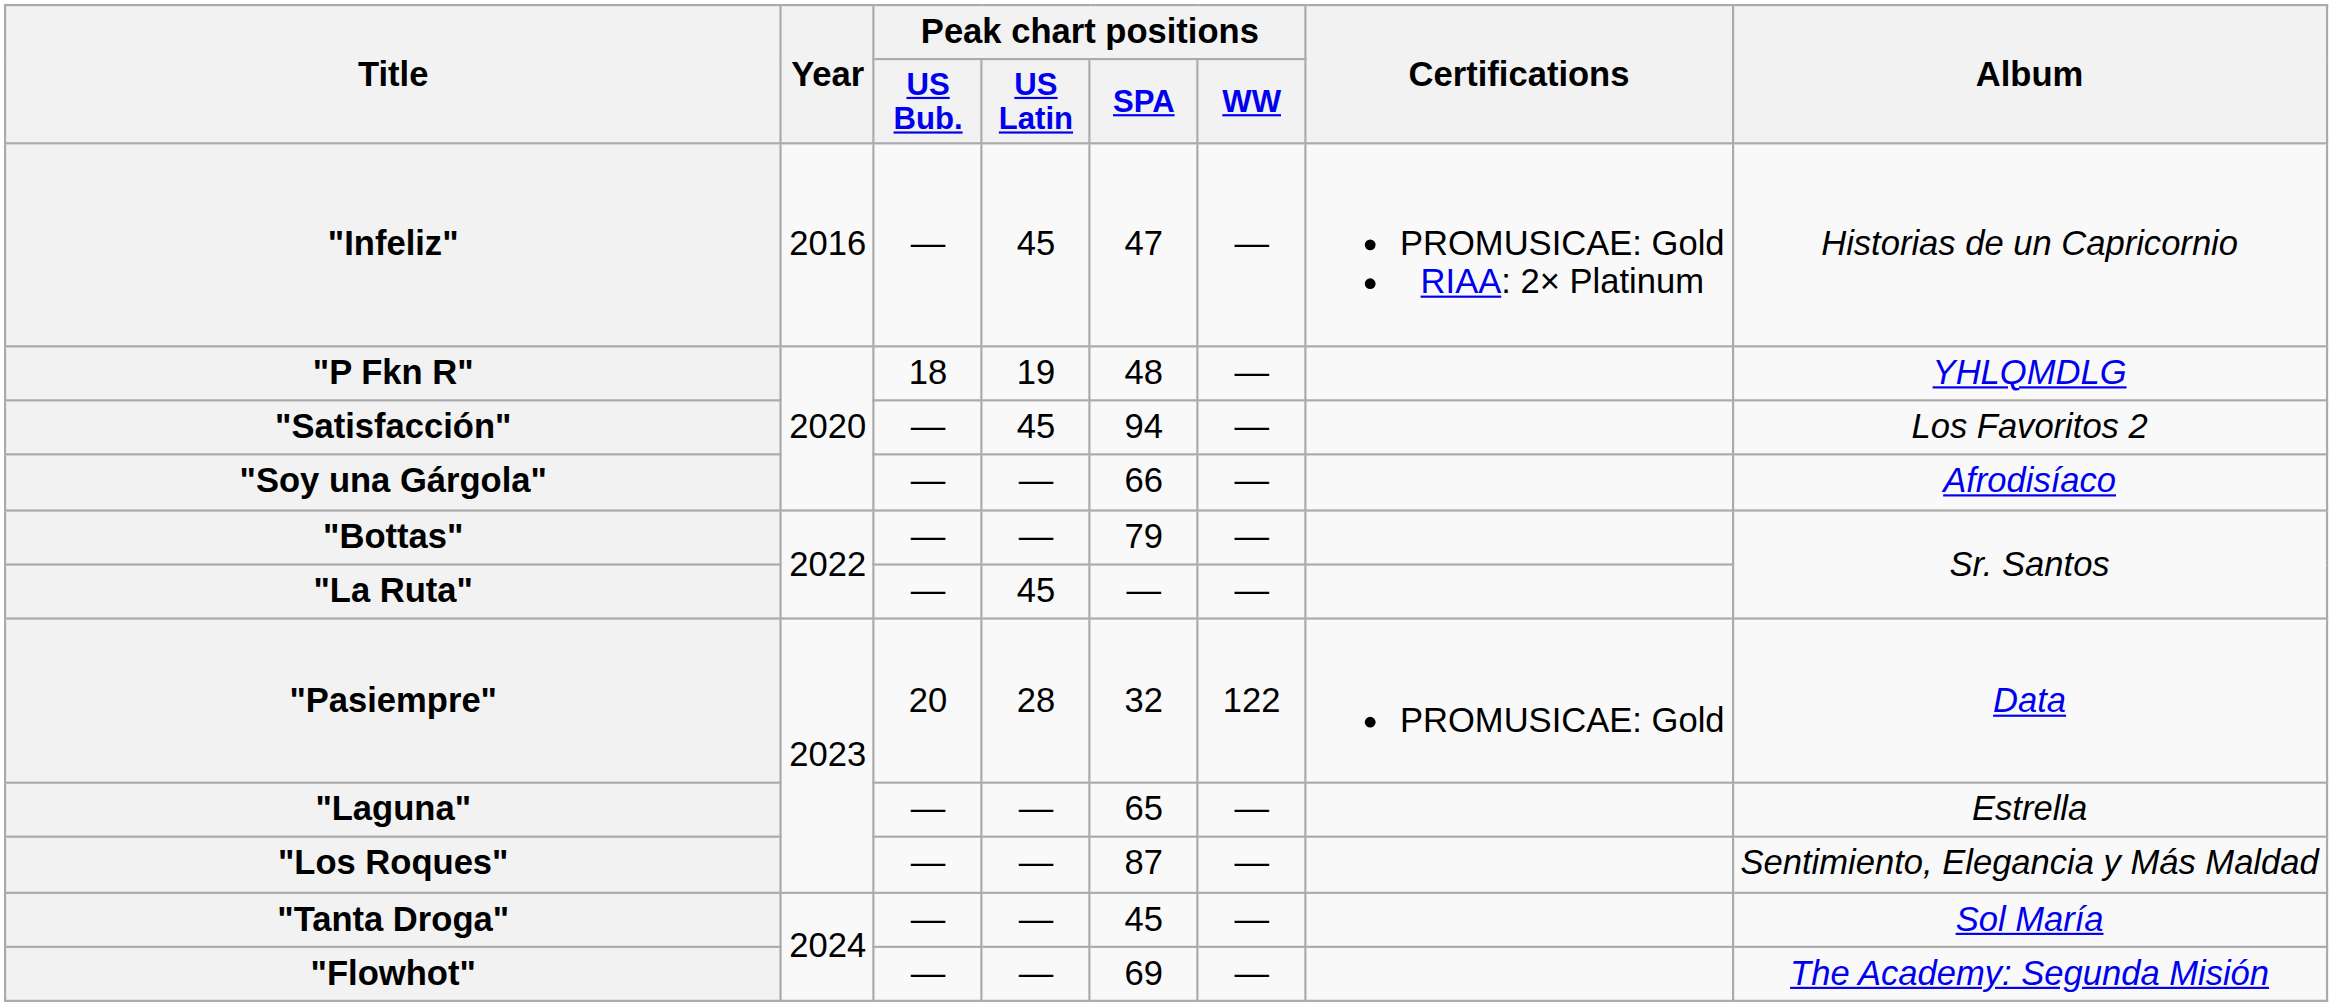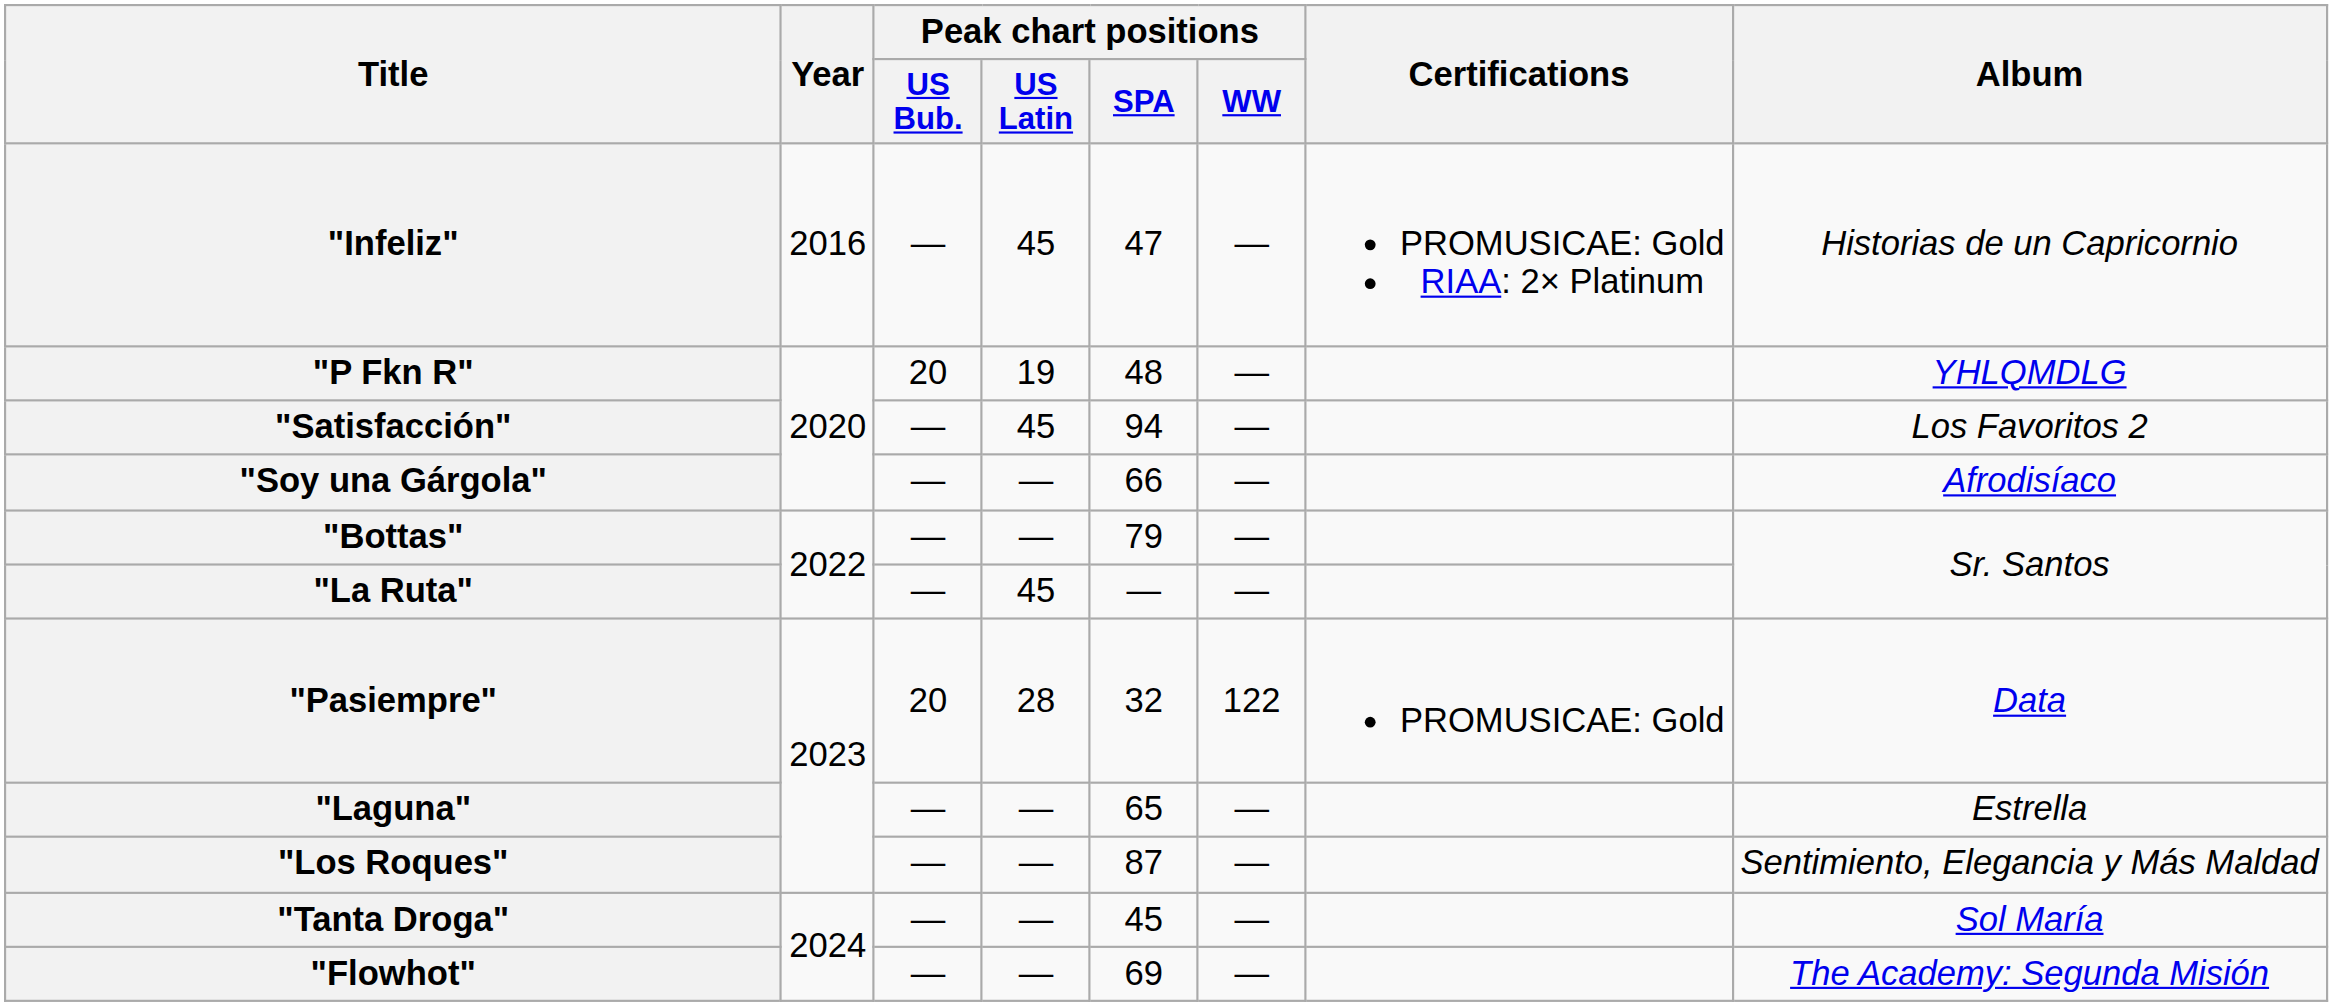(928, 372) 18 -> (928, 372) 20
